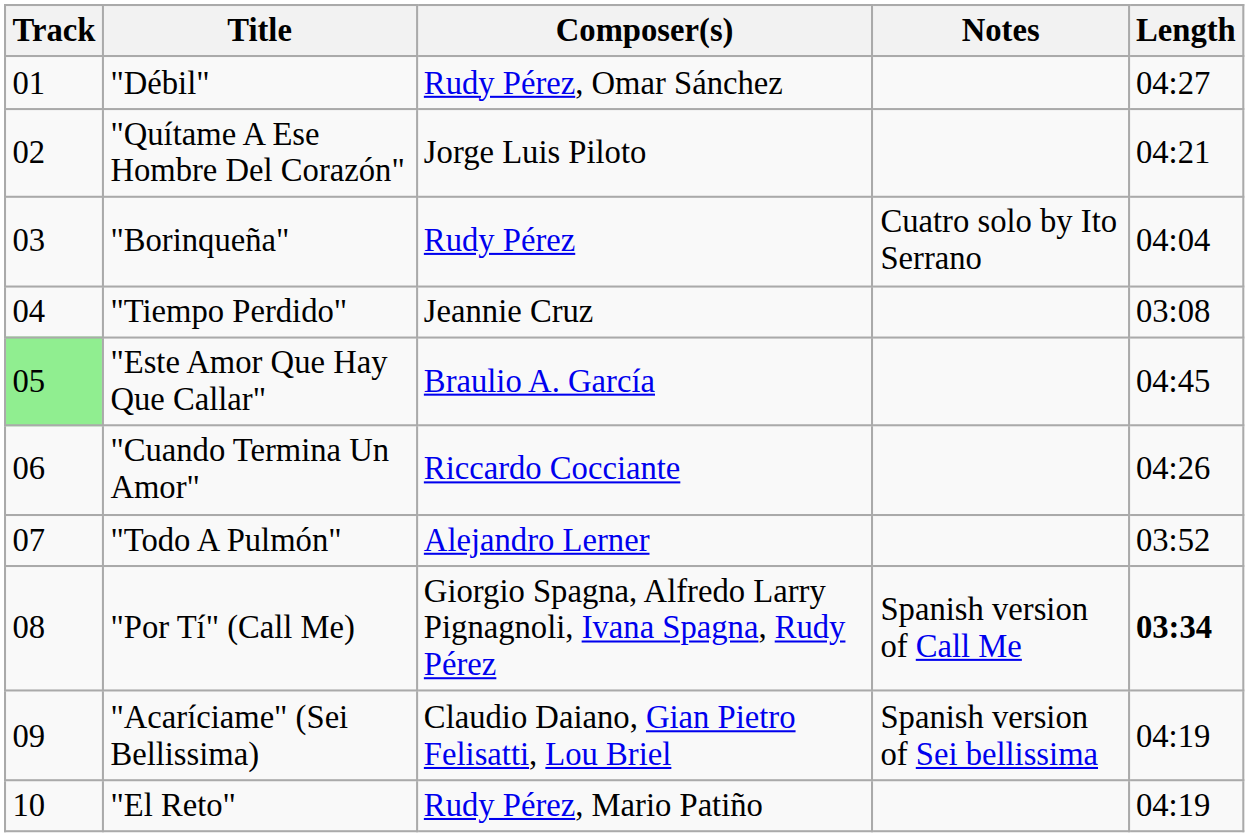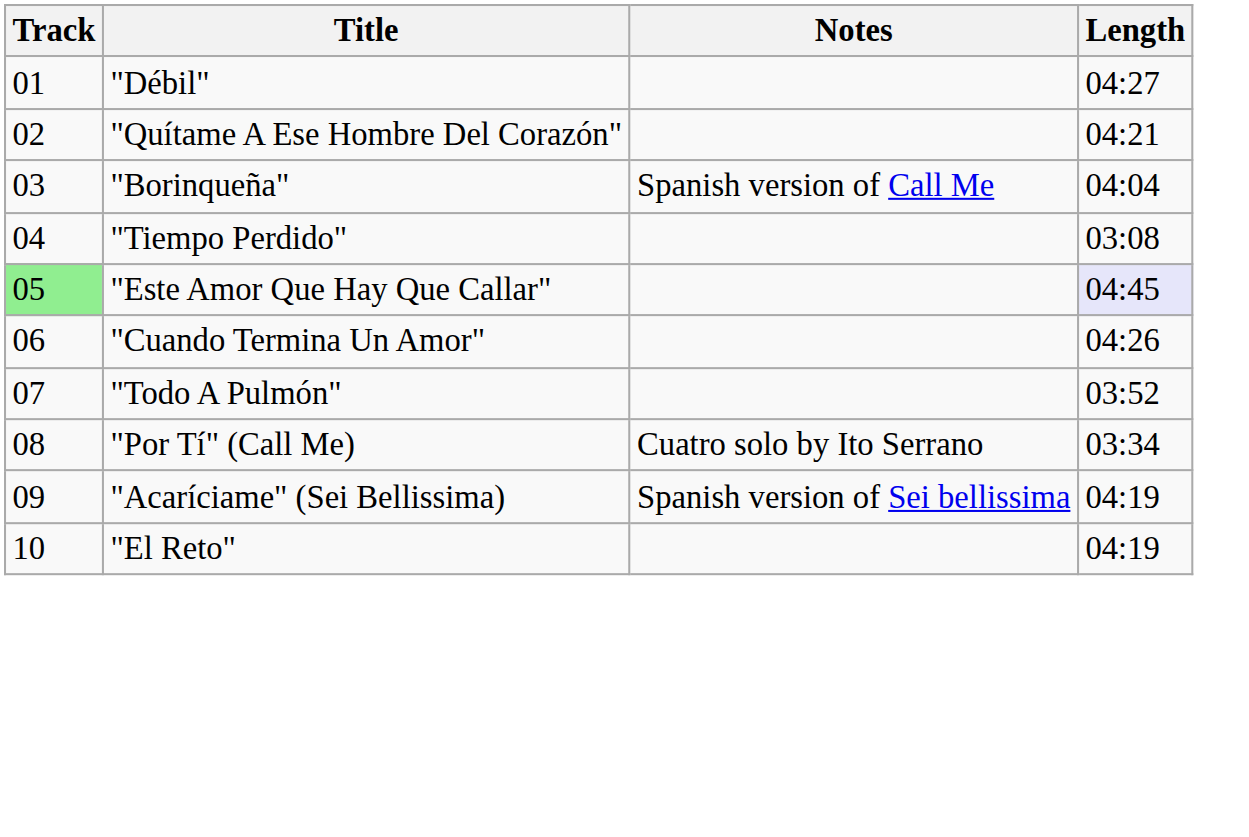- column: (645, 30)
(999, 240) Cuatro solo by Ito Serrano -> (816, 185) Spanish version of Call Me
(1173, 381) no background -> (1123, 289) lavender background
(984, 628) Spanish version of Call Me -> (810, 444) Cuatro solo by Ito Serrano
(1174, 628) bold -> (1123, 444) normal
